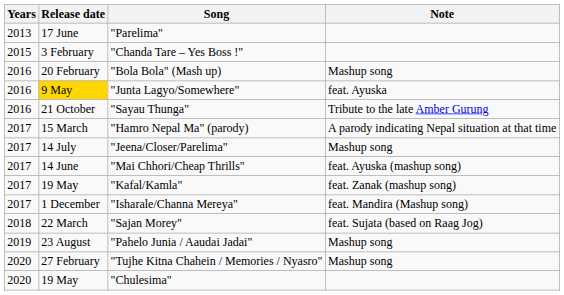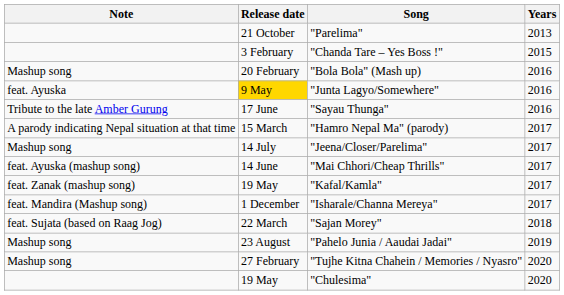columns swapped: (21, 14) <-> (442, 14)
(60, 33) 17 June -> (268, 33) 21 October
(68, 109) 21 October -> (259, 109) 17 June
